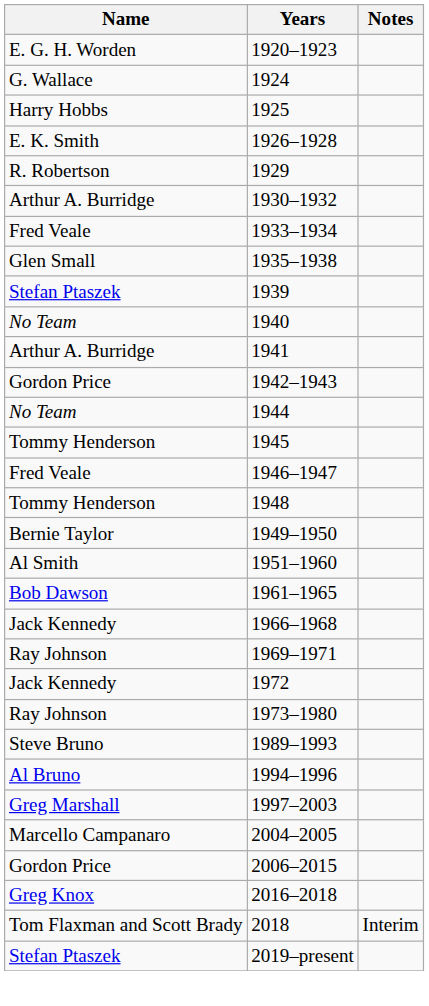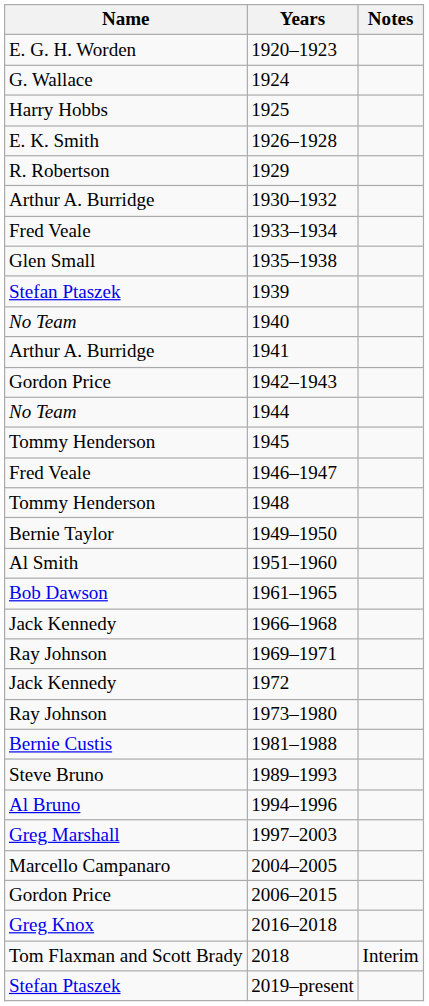+ row: (294, 744)
